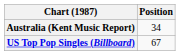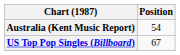(156, 27) 34 -> (156, 27) 54
